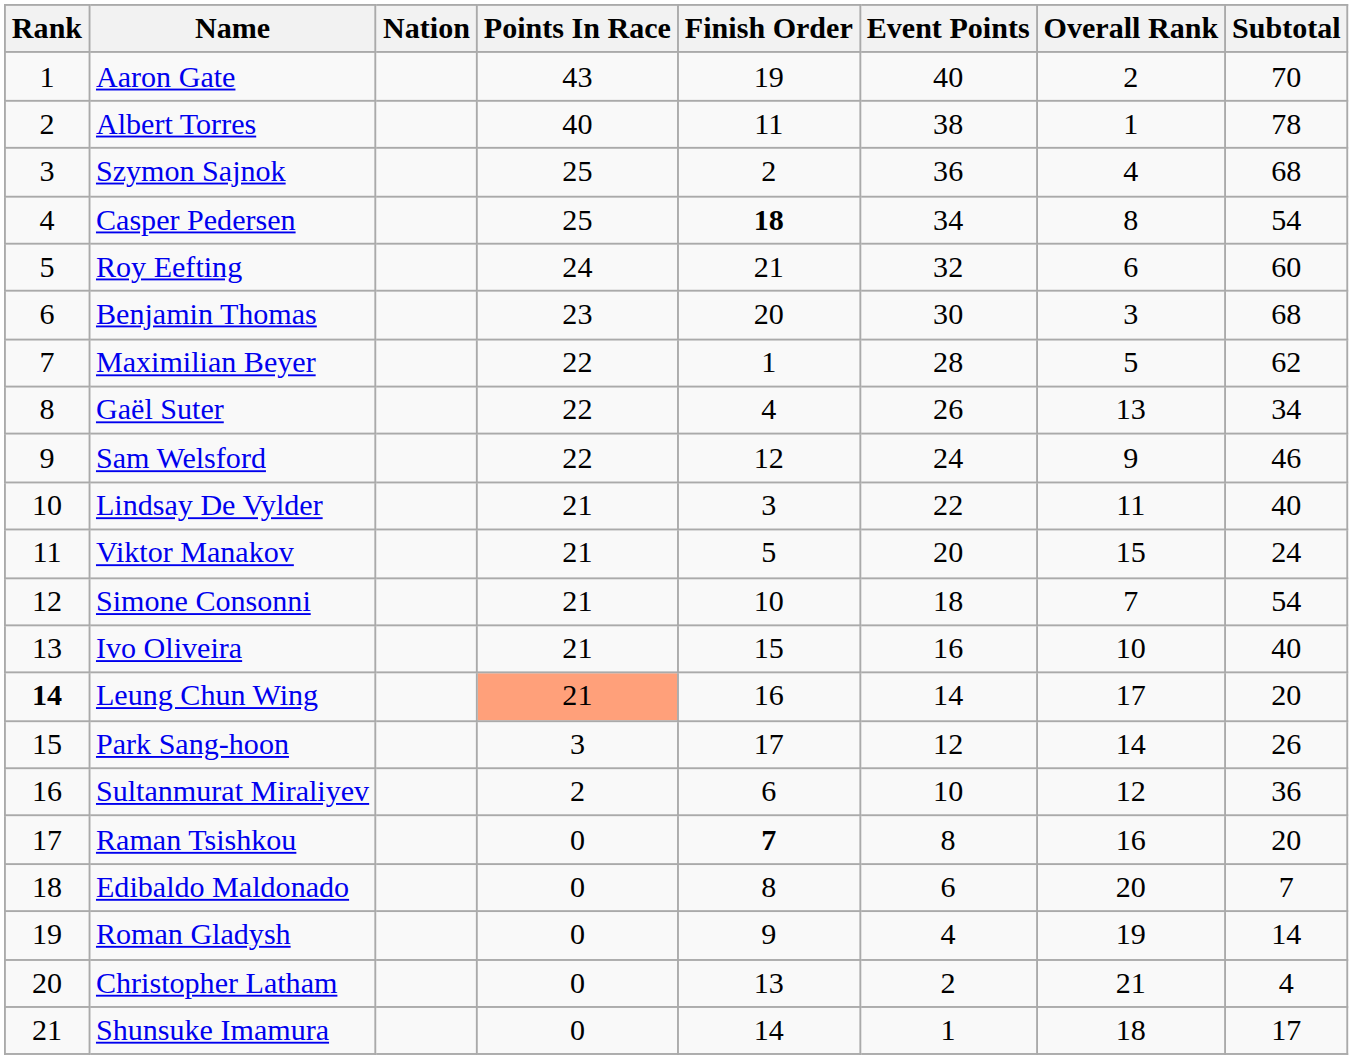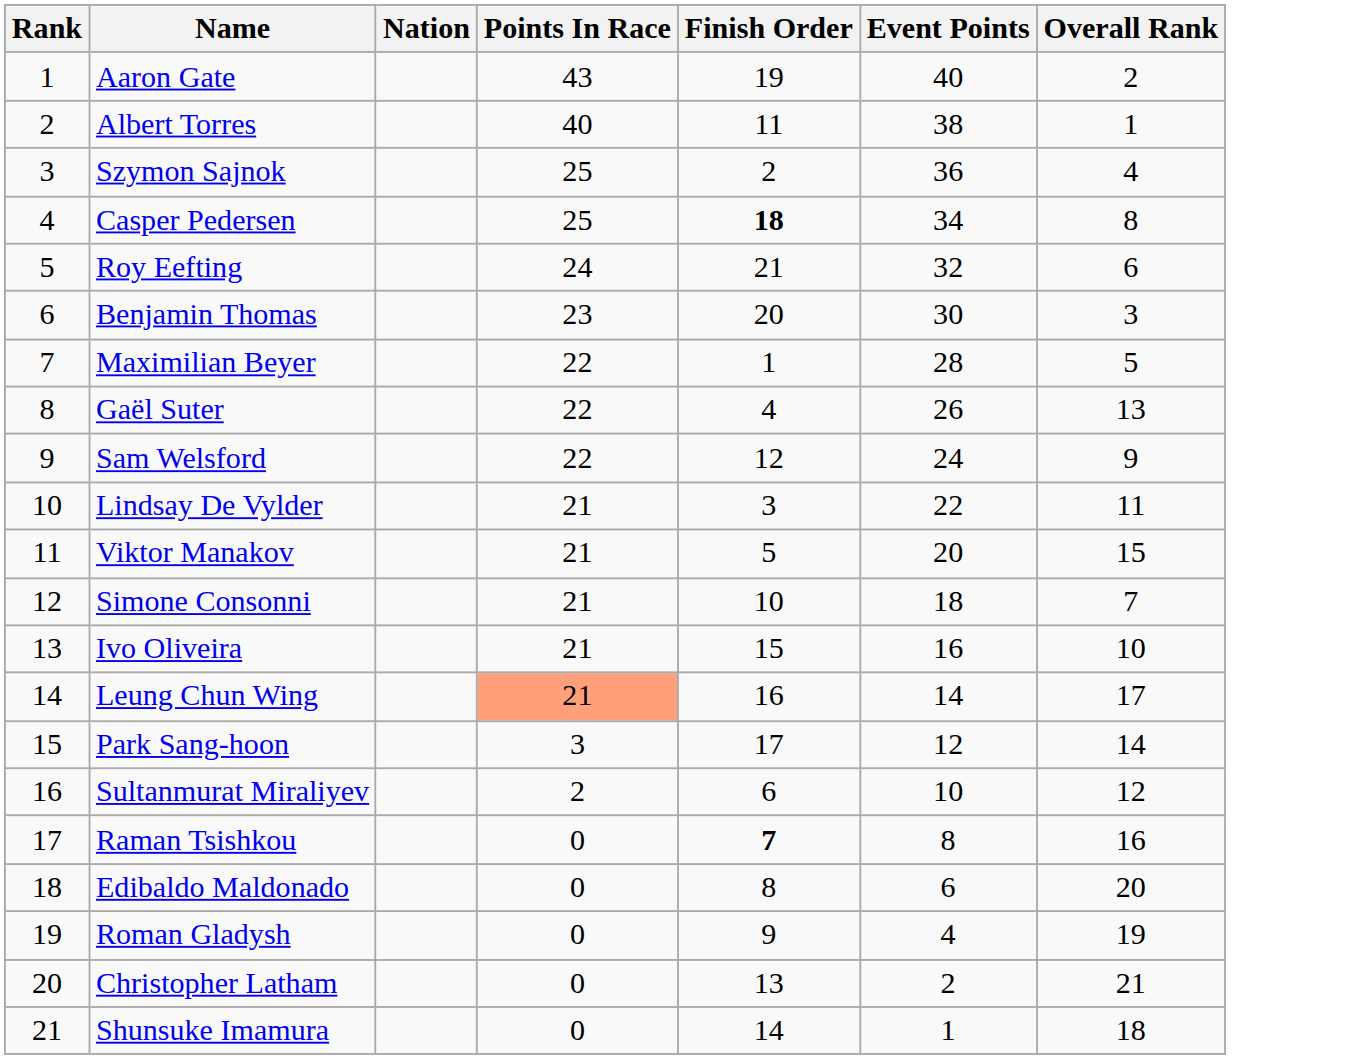- column: (1286, 28)
(47, 696) bold -> (47, 696) normal
